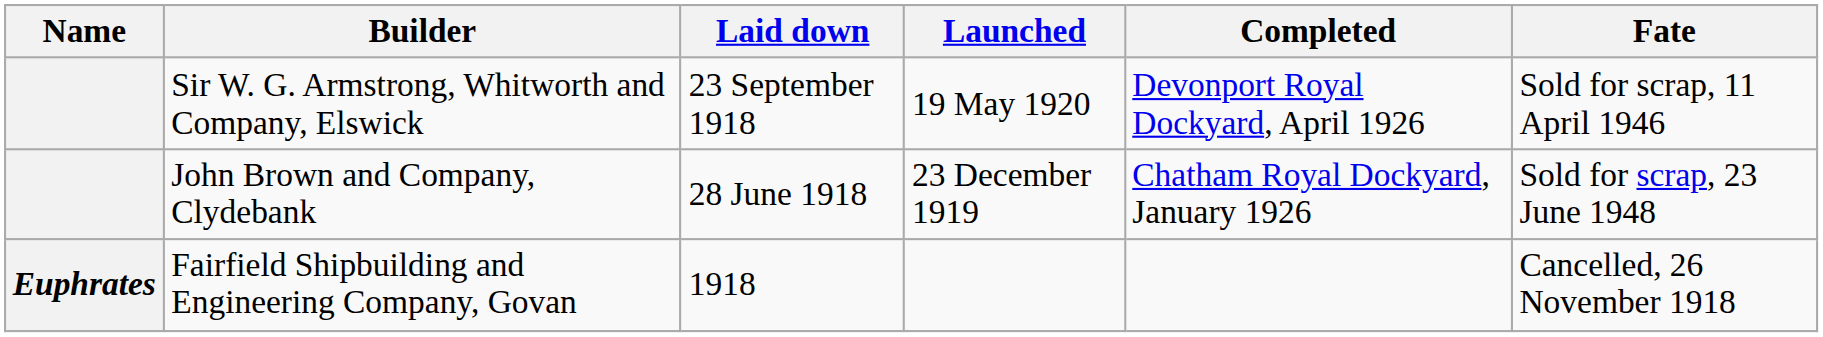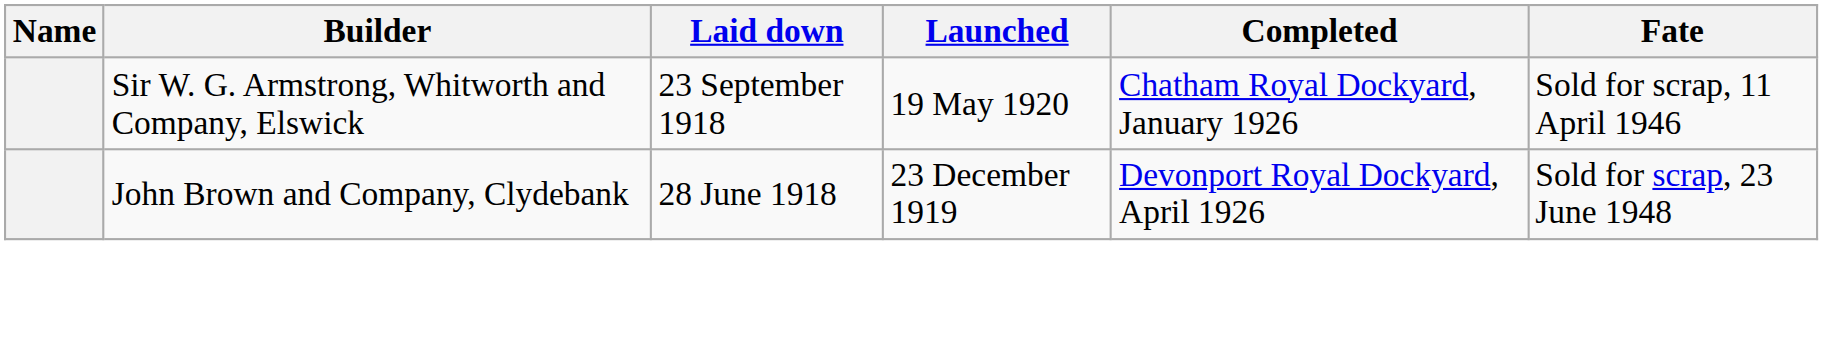(1279, 102) Devonport Royal Dockyard, April 1926 -> (1298, 102) Chatham Royal Dockyard, January 1926
(1311, 193) Chatham Royal Dockyard, January 1926 -> (1309, 193) Devonport Royal Dockyard, April 1926
- row: (374, 284)
